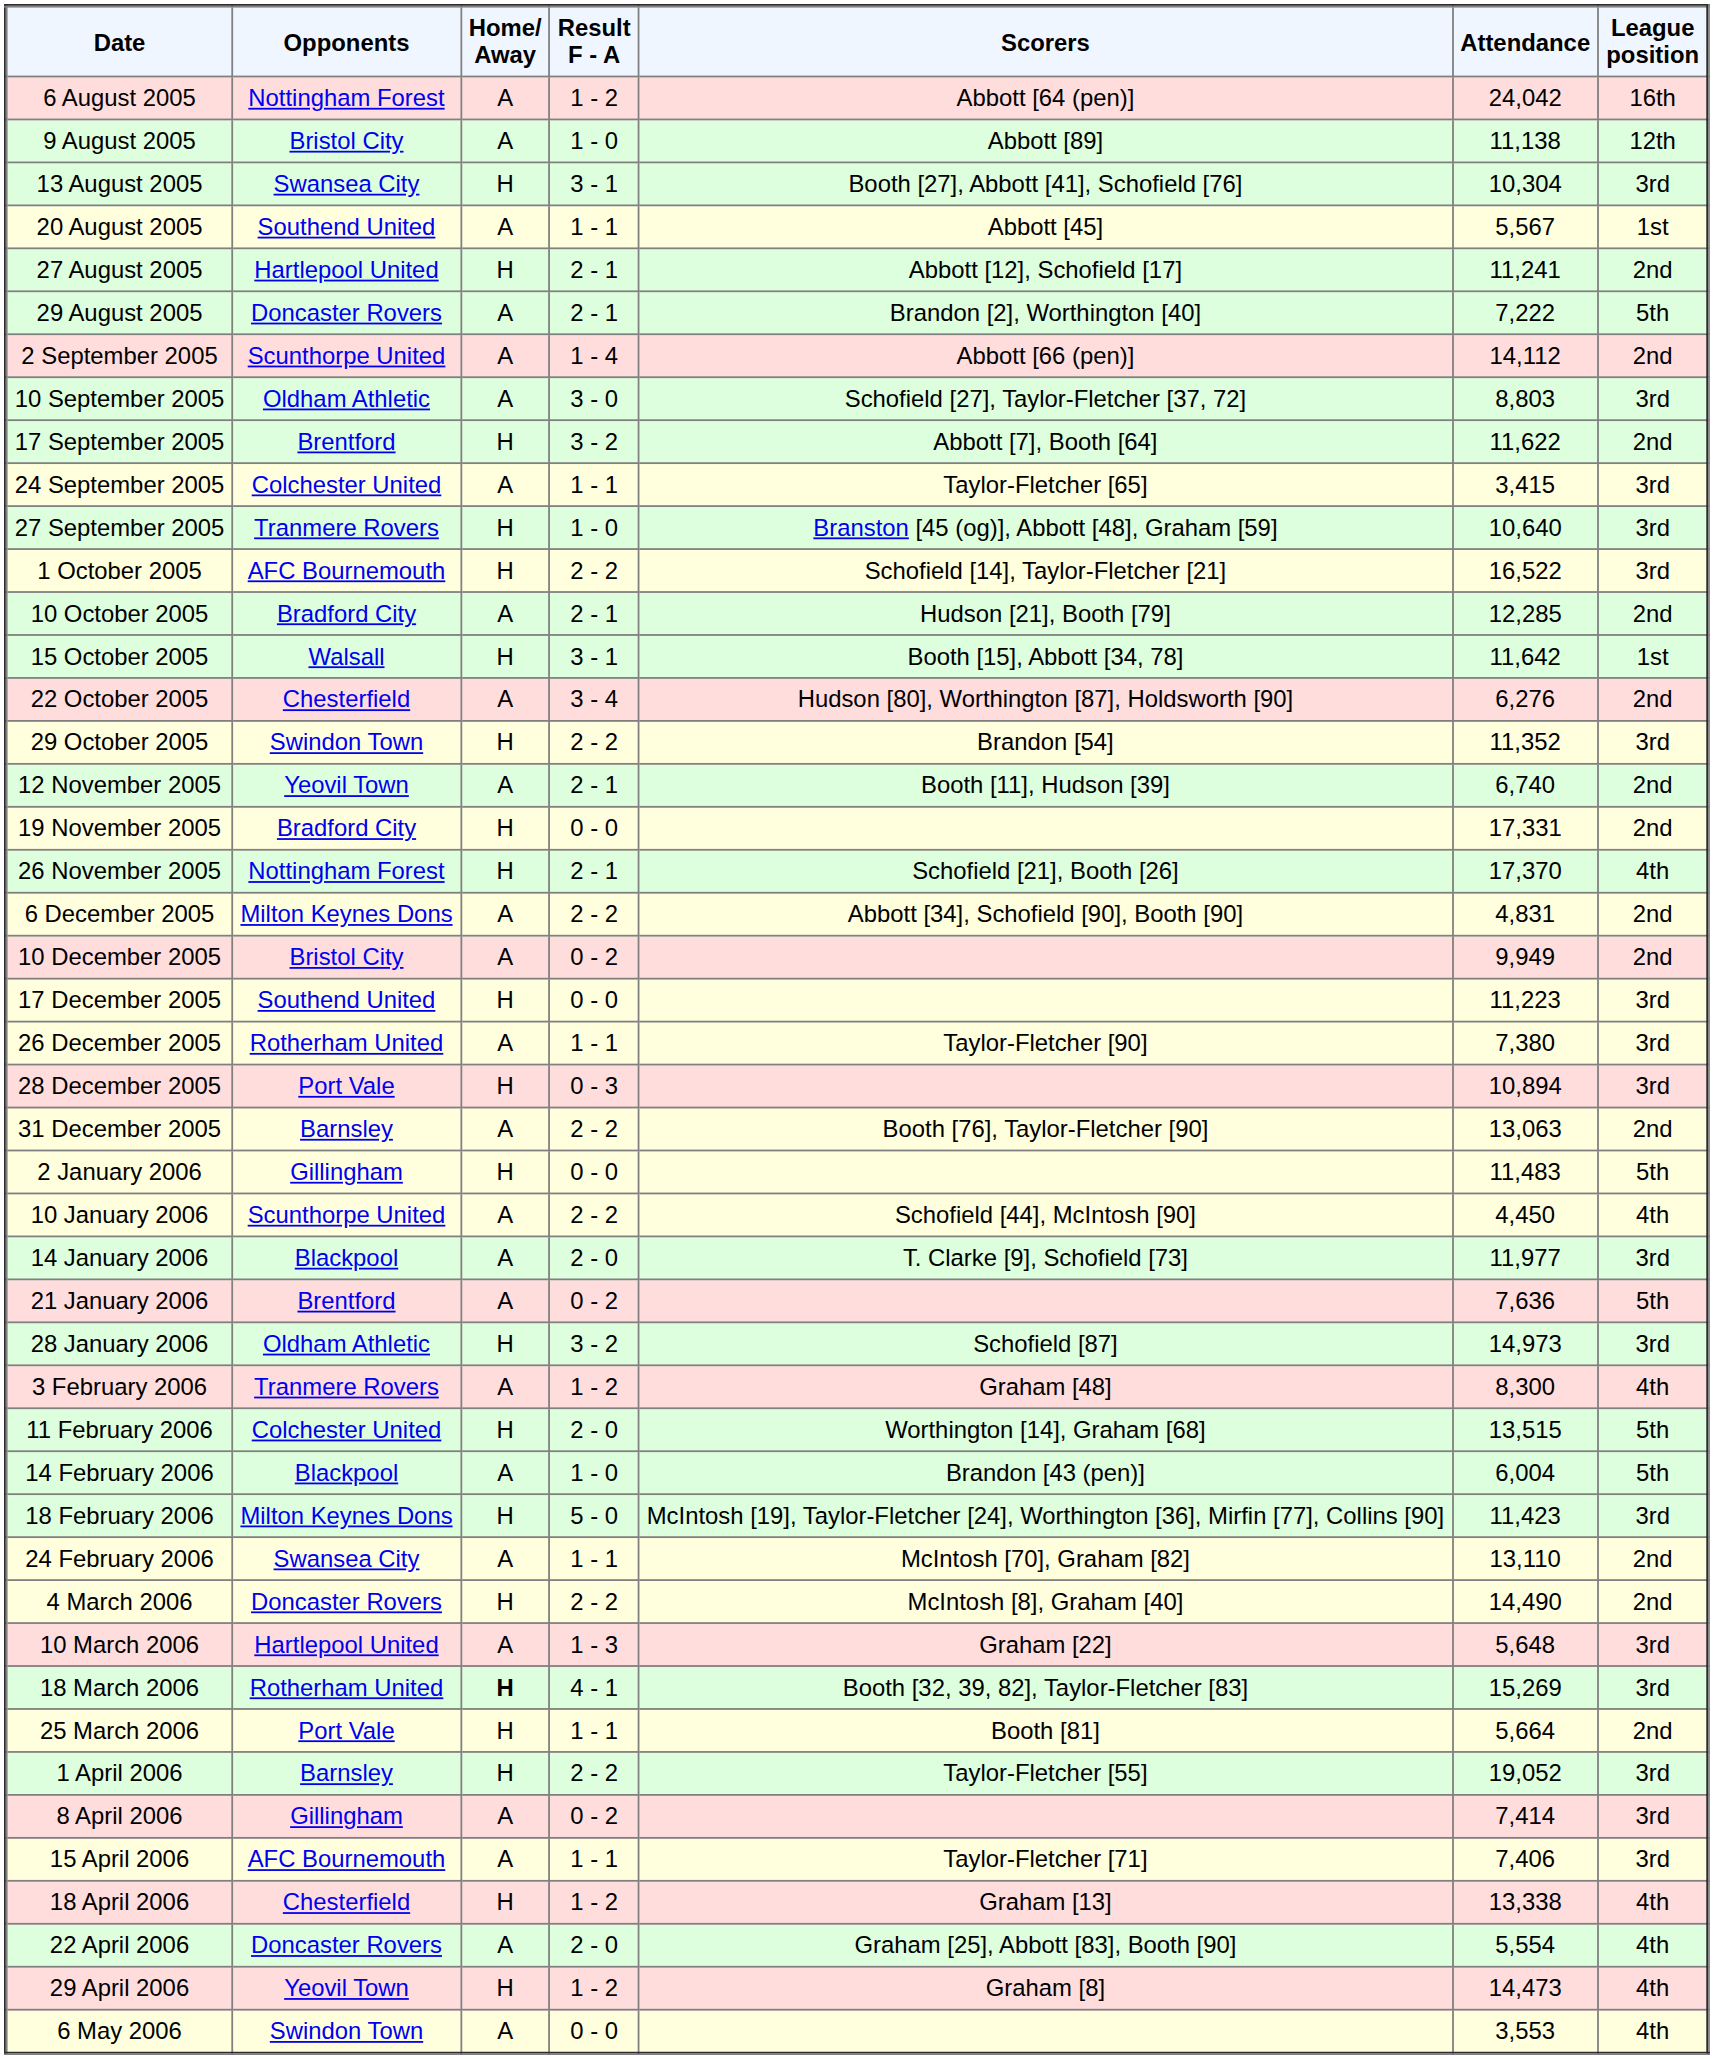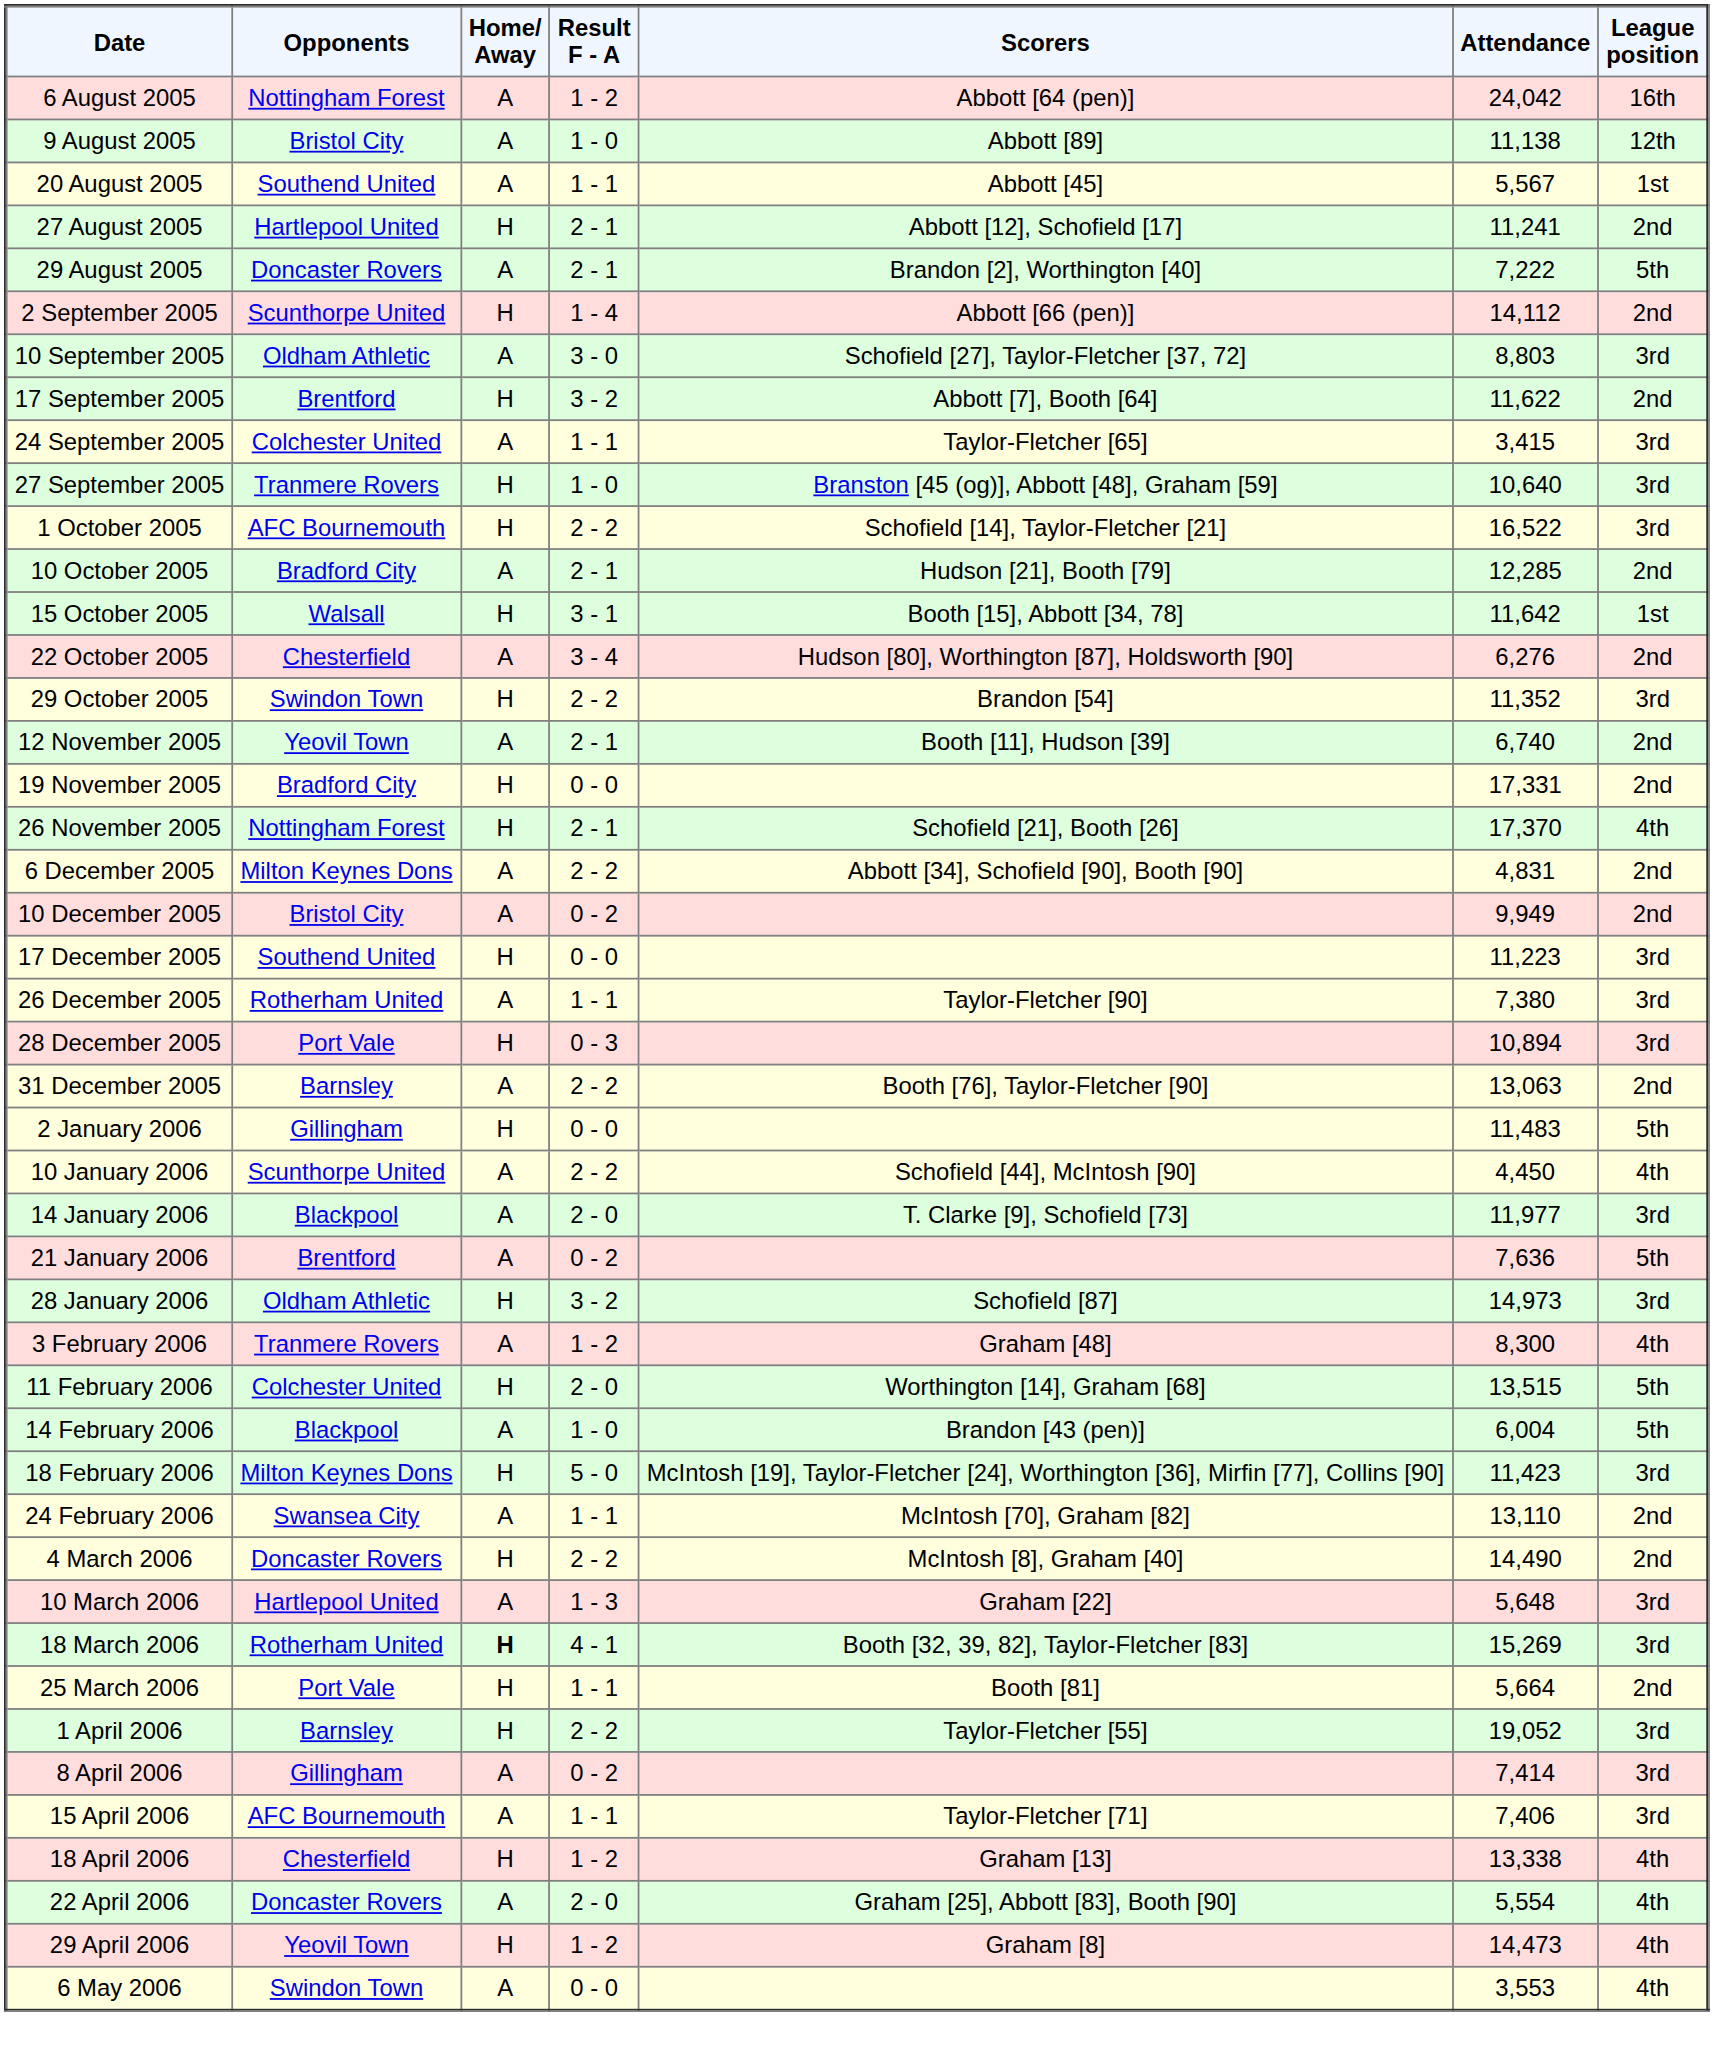- row: (120, 184)
(505, 356) A -> (505, 313) H
